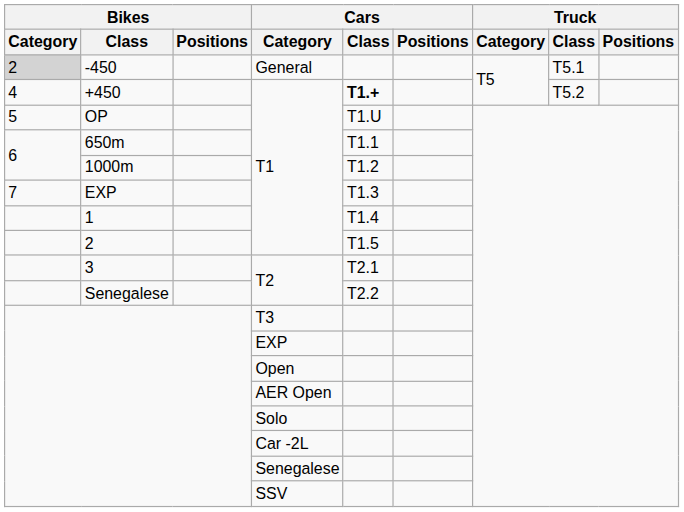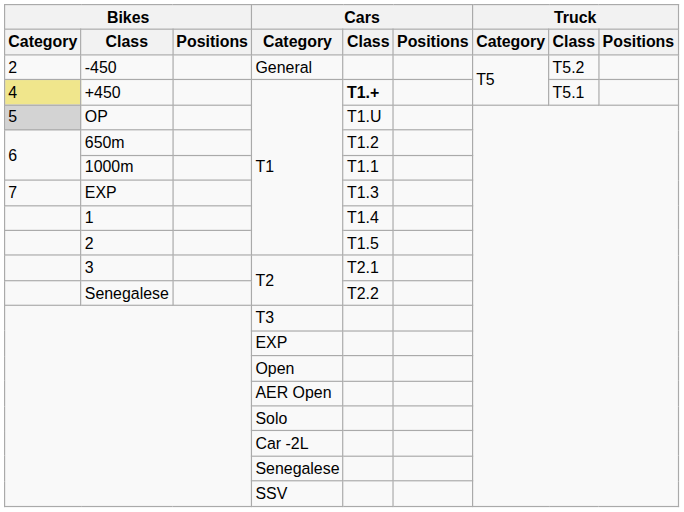(13, 67) lightgrey background -> (13, 67) no background
(569, 67) T5.1 -> (569, 67) T5.2
(13, 92) no background -> (13, 92) khaki background
(569, 92) T5.2 -> (569, 92) T5.1
(13, 117) no background -> (13, 117) lightgrey background
(363, 142) T1.1 -> (363, 142) T1.2
(363, 167) T1.2 -> (363, 167) T1.1
